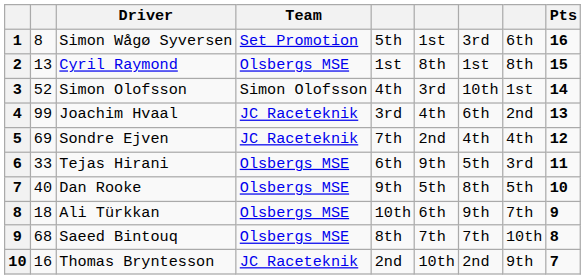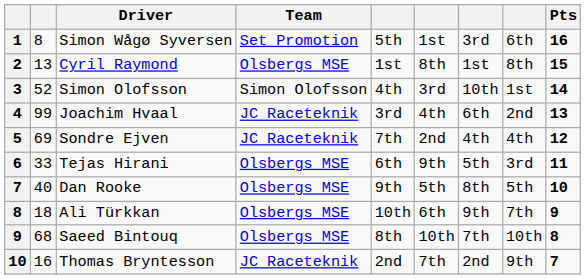(432, 238) 7th -> (437, 238) 10th
(437, 262) 10th -> (432, 262) 7th
